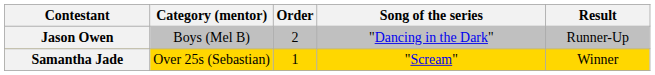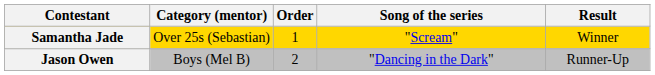rows swapped: (77, 59) <-> (77, 37)
